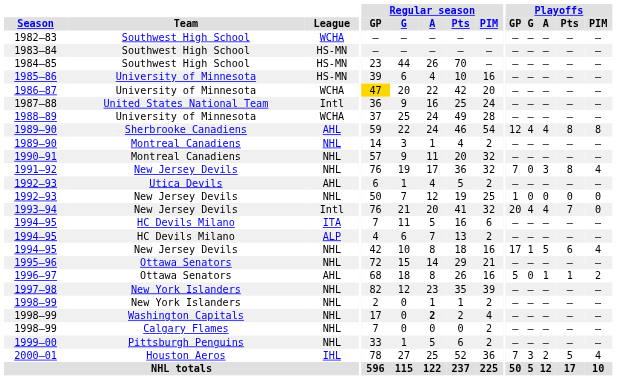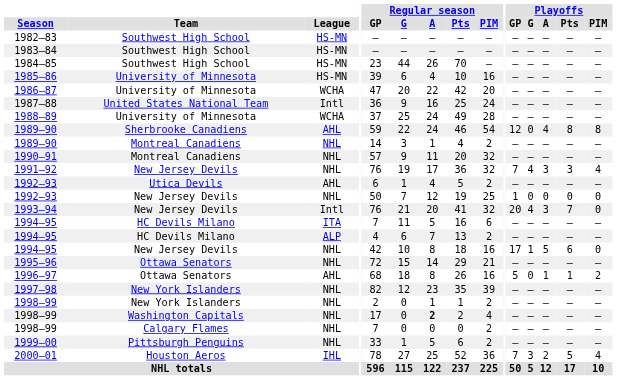(332, 37) WCHA -> (332, 37) HS-MN
(376, 90) gold background -> (376, 90) no background
(530, 130) 4 -> (530, 130) 0
(530, 170) 0 -> (530, 170) 4
(570, 170) 8 -> (570, 170) 3
(546, 210) 4 -> (546, 210) 3
(598, 249) 4 -> (598, 249) 0
